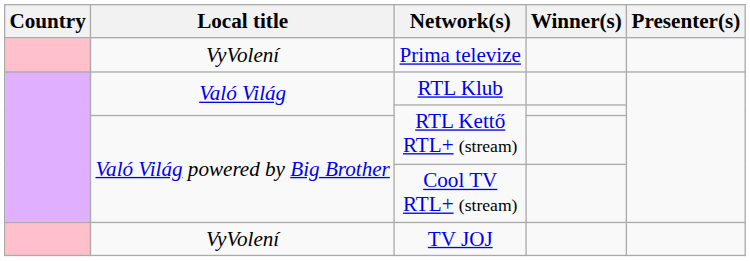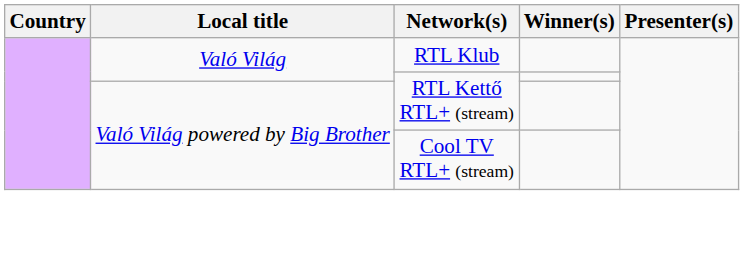- row: (243, 54)
- row: (243, 238)
